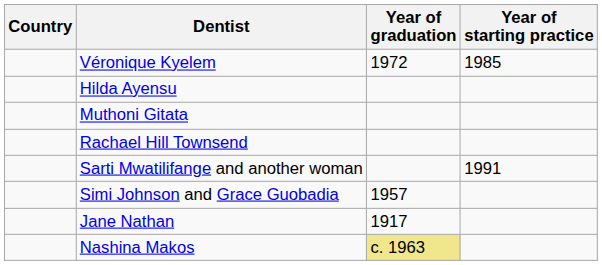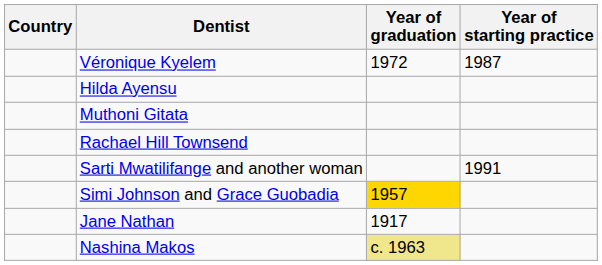(483, 62) 1985 -> (483, 62) 1987
(389, 194) no background -> (389, 194) gold background
